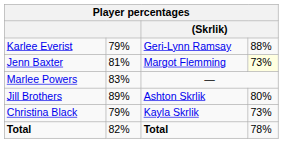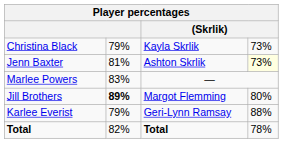rows swapped: (40, 46) <-> (42, 113)
(185, 63) Margot Flemming -> (174, 63) Ashton Skrlik
(119, 96) normal -> (119, 96) bold
(174, 96) Ashton Skrlik -> (185, 96) Margot Flemming
